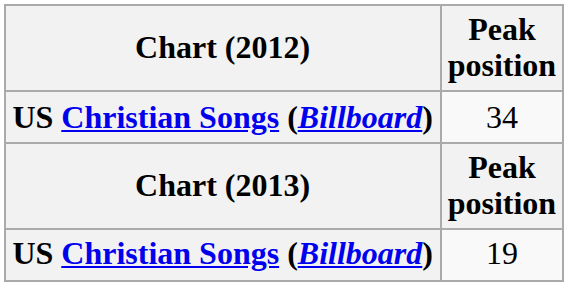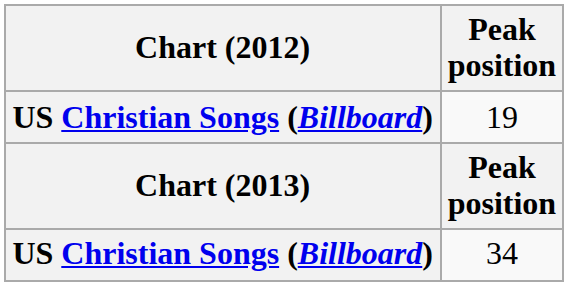rows swapped: (502, 116) <-> (502, 254)
